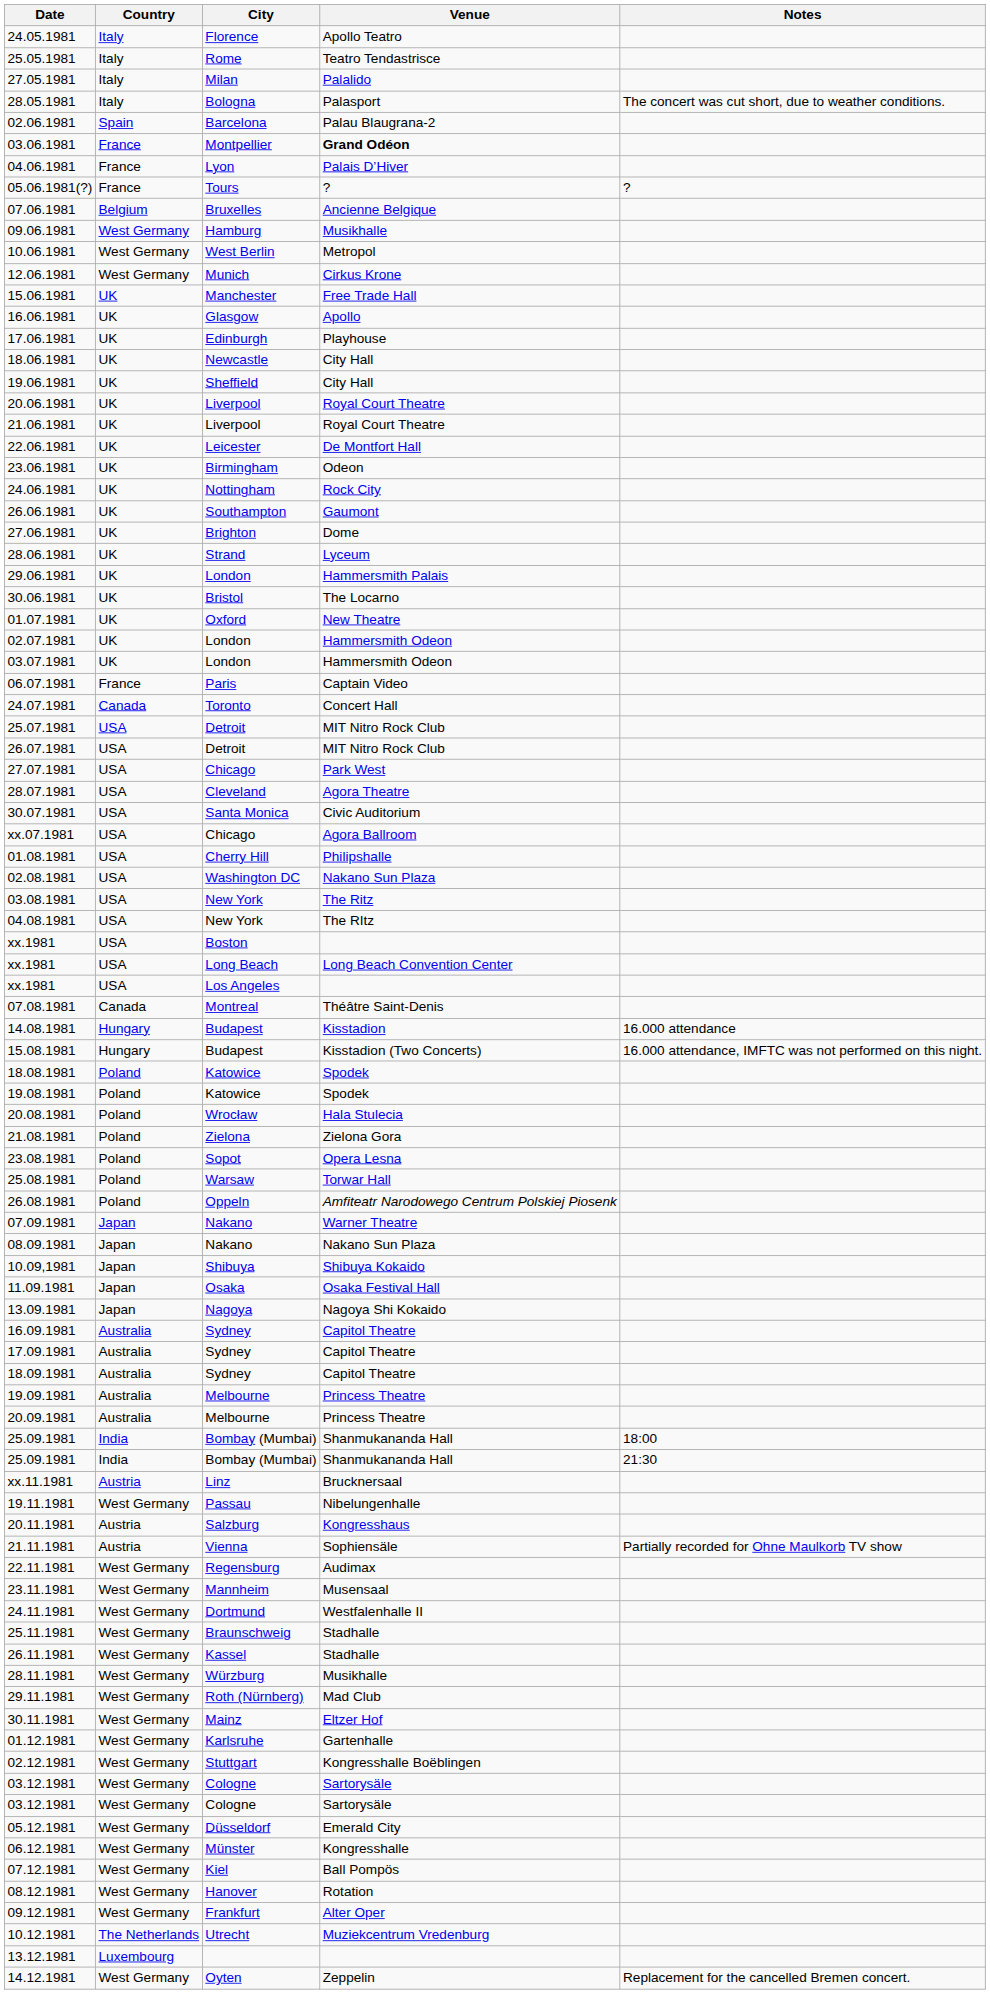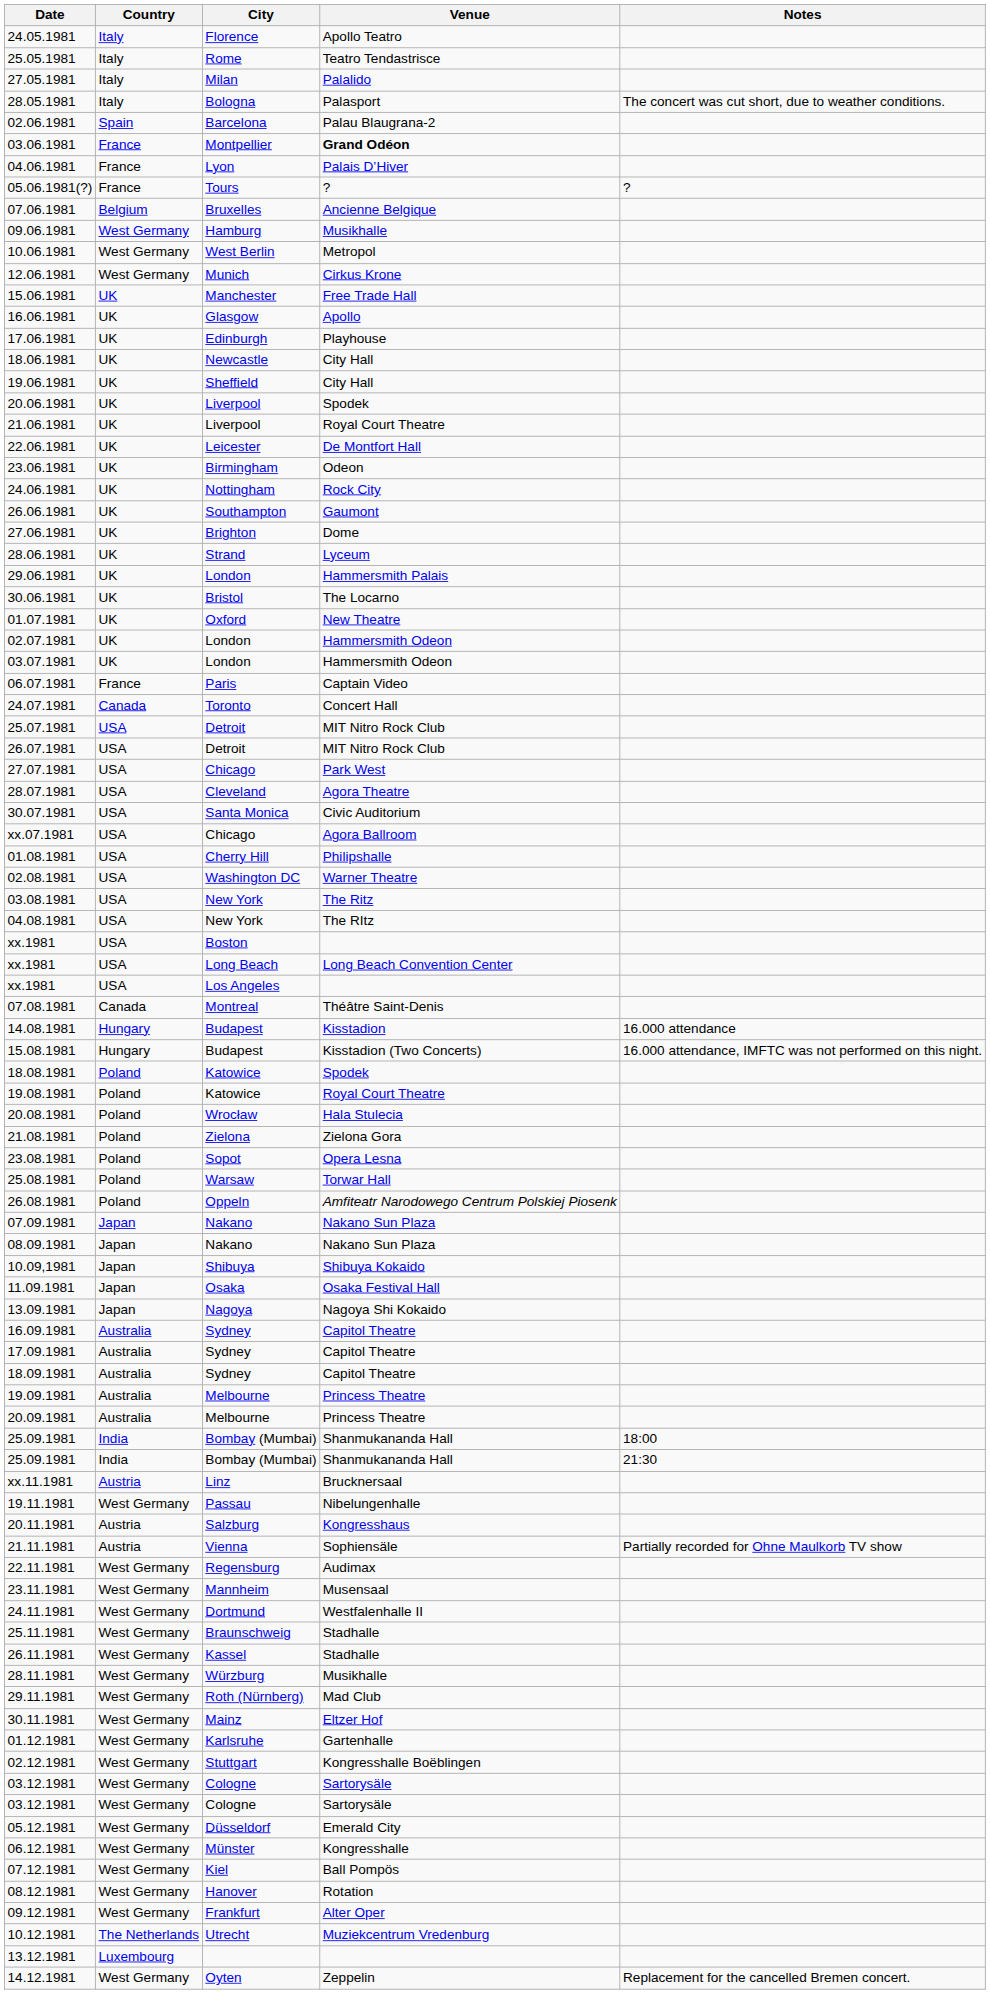(384, 403) Royal Court Theatre -> (346, 403) Spodek
(379, 878) Nakano Sun Plaza -> (370, 878) Warner Theatre
(346, 1093) Spodek -> (384, 1093) Royal Court Theatre
(370, 1223) Warner Theatre -> (379, 1223) Nakano Sun Plaza
